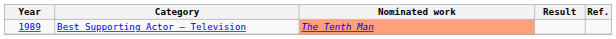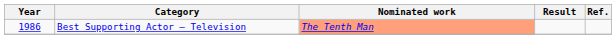(30, 27) 1989 -> (30, 27) 1986
